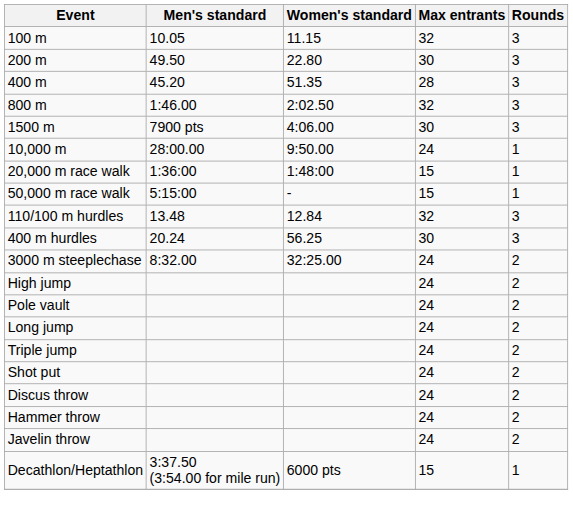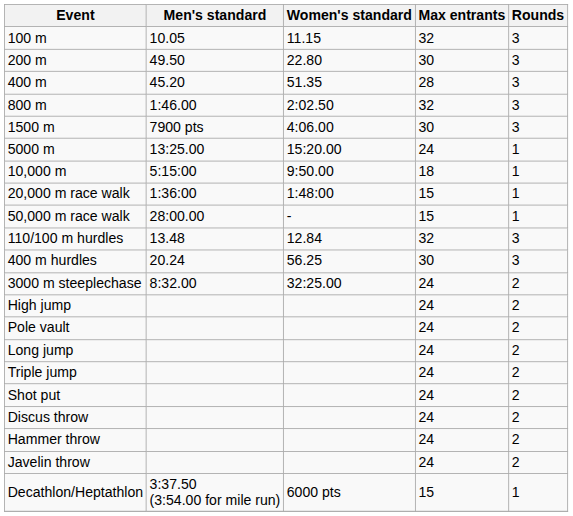+ row: (31, 149)
(177, 149) 28:00.00 -> (173, 171) 5:15:00
(426, 149) 24 -> (426, 171) 18
(173, 194) 5:15:00 -> (177, 216) 28:00.00
